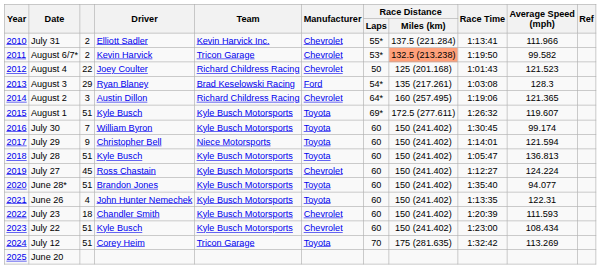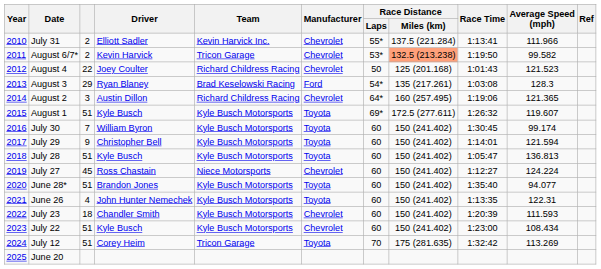(234, 142) Niece Motorsports -> (245, 142) Kyle Busch Motorsports
(245, 171) Kyle Busch Motorsports -> (234, 171) Niece Motorsports
